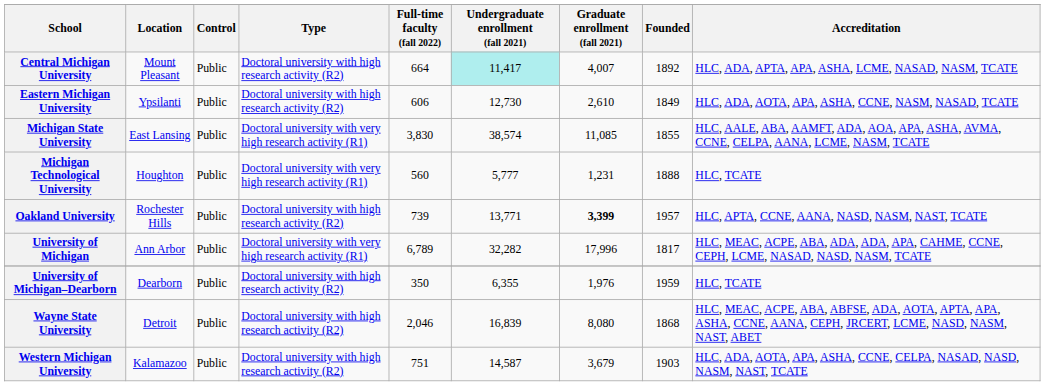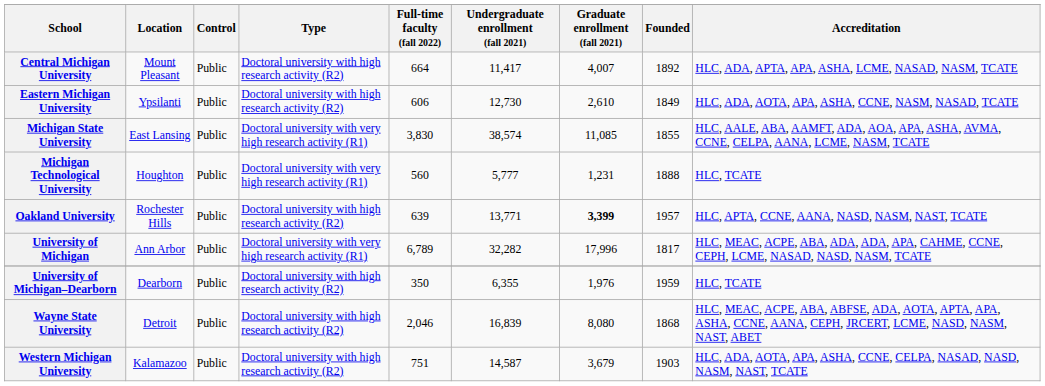(505, 68) paleturquoise background -> (505, 68) no background
(420, 216) 739 -> (420, 216) 639
